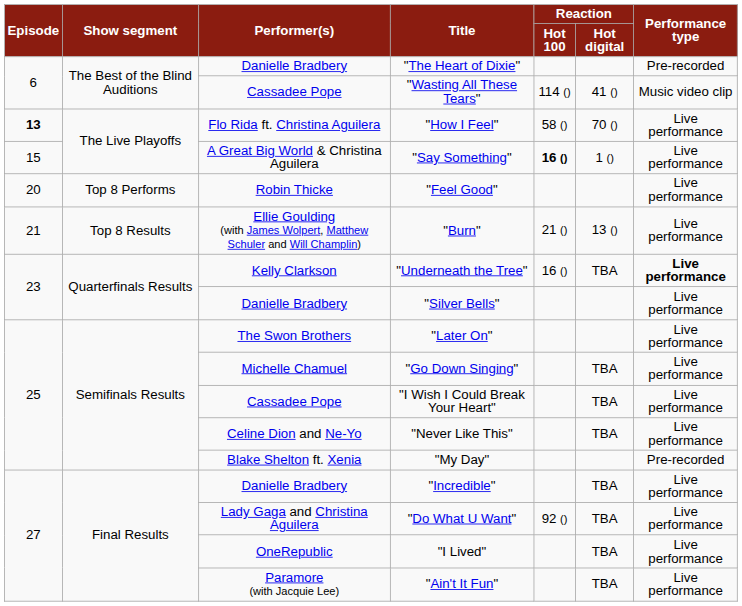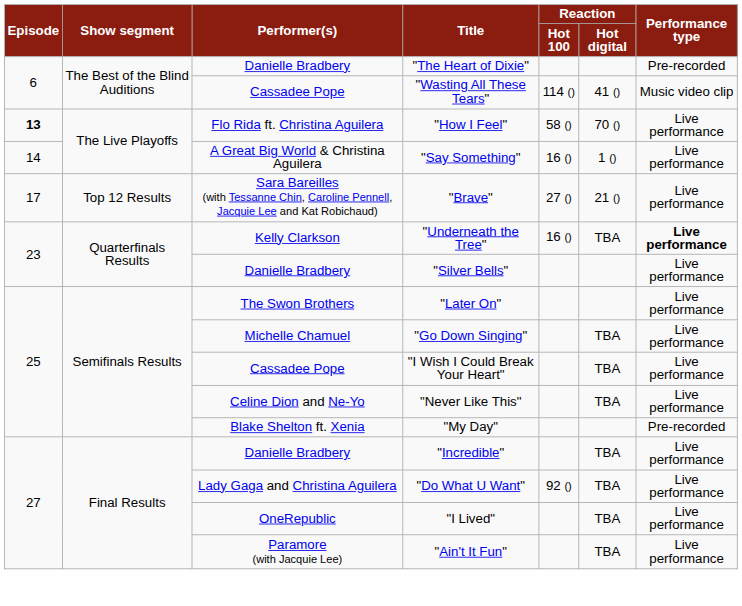(33, 157) 15 -> (33, 157) 14
(555, 157) bold -> (559, 157) normal
+ row: (471, 197)
- row: (462, 190)
- row: (462, 230)
